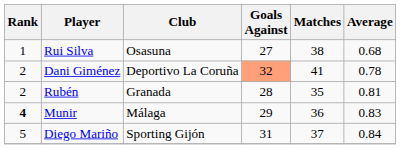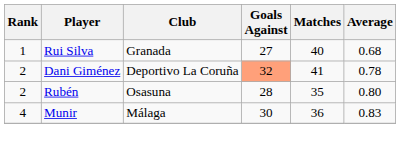(149, 50) Osasuna -> (149, 50) Granada
(317, 50) 38 -> (317, 50) 40
(149, 92) Granada -> (149, 92) Osasuna
(370, 92) 0.81 -> (370, 92) 0.80
(23, 112) bold -> (23, 112) normal
(266, 112) 29 -> (266, 112) 30
- row: (81, 133)
